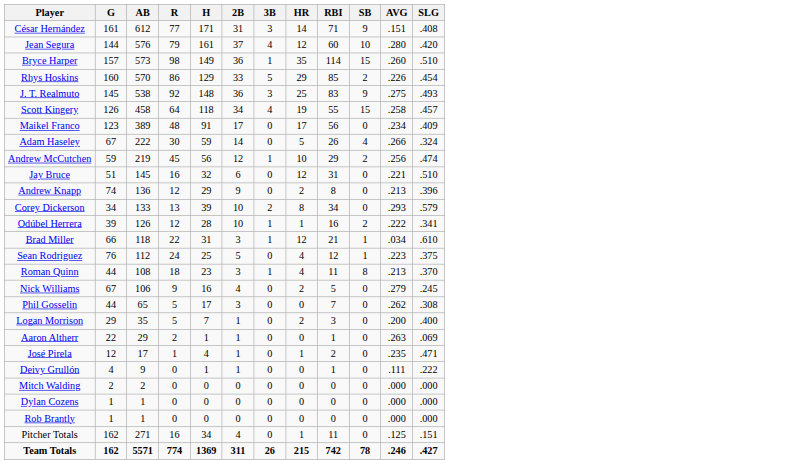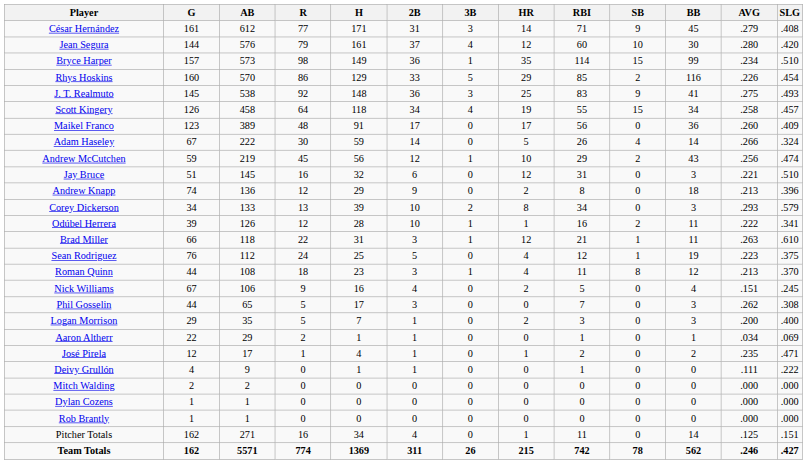+ column: (693, 12)
(397, 28) .151 -> (749, 28) .279
(397, 61) .260 -> (749, 61) .234
(397, 126) .234 -> (749, 126) .260
(397, 239) .034 -> (749, 239) .263
(397, 288) .279 -> (749, 288) .151
(397, 337) .263 -> (749, 337) .034
